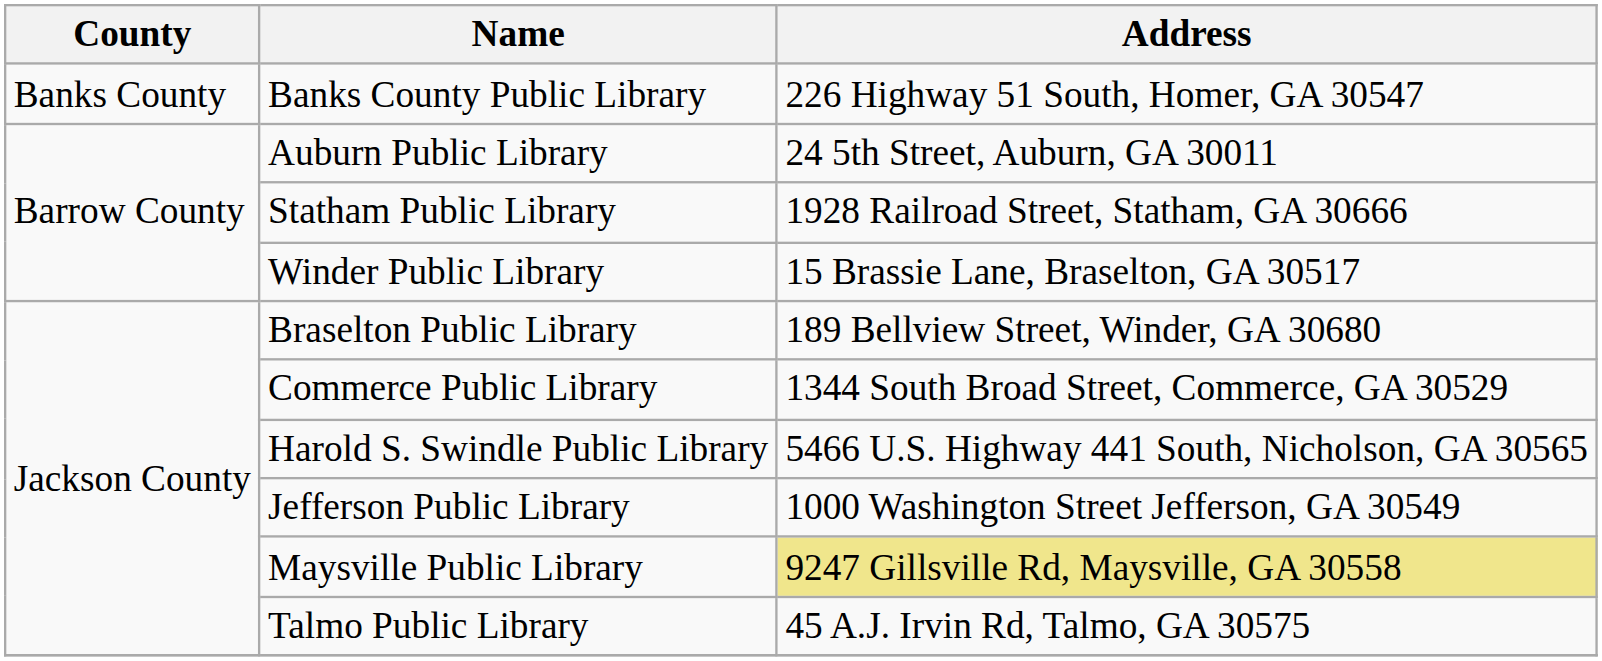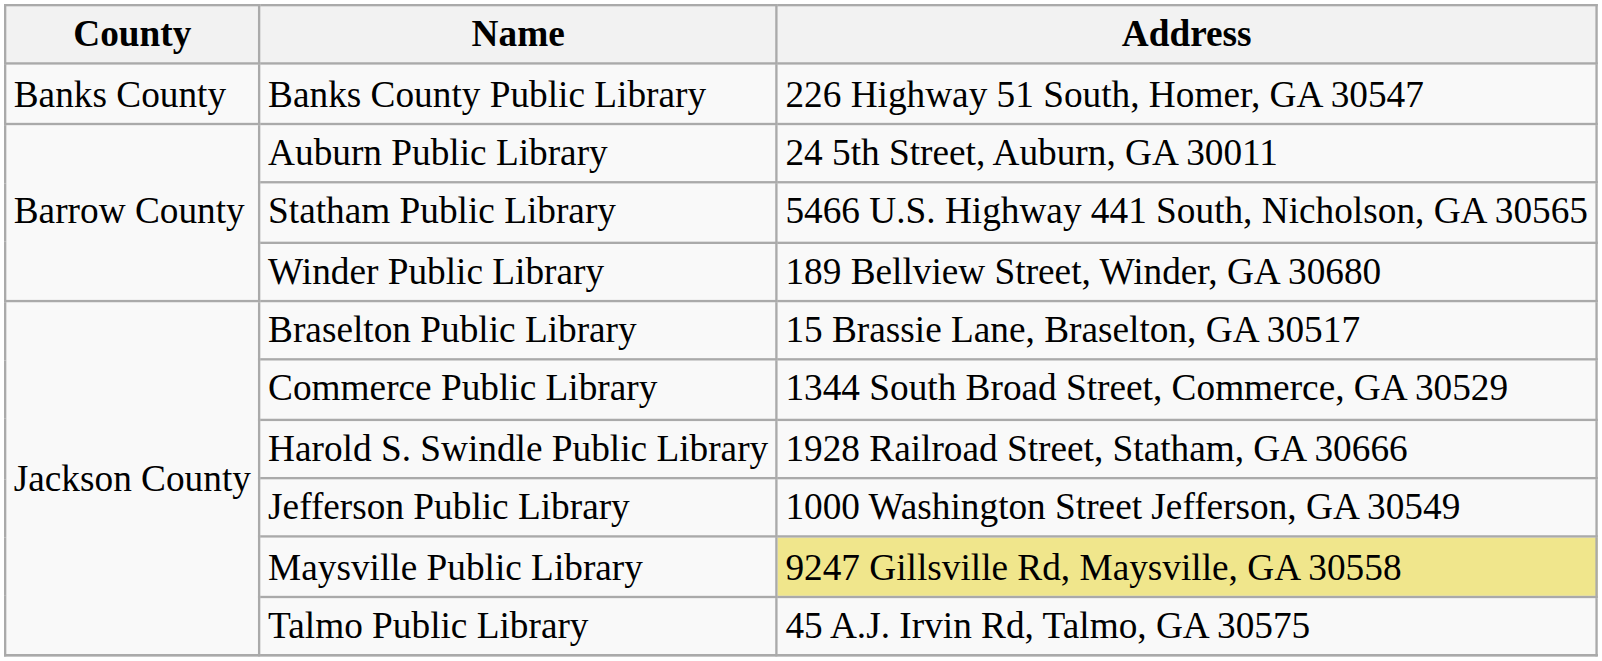(1097, 211) 1928 Railroad Street, Statham, GA 30666 -> (1187, 211) 5466 U.S. Highway 441 South, Nicholson, GA 30565
(1073, 270) 15 Brassie Lane, Braselton, GA 30517 -> (1083, 270) 189 Bellview Street, Winder, GA 30680
(1083, 329) 189 Bellview Street, Winder, GA 30680 -> (1073, 329) 15 Brassie Lane, Braselton, GA 30517
(1187, 447) 5466 U.S. Highway 441 South, Nicholson, GA 30565 -> (1097, 447) 1928 Railroad Street, Statham, GA 30666
